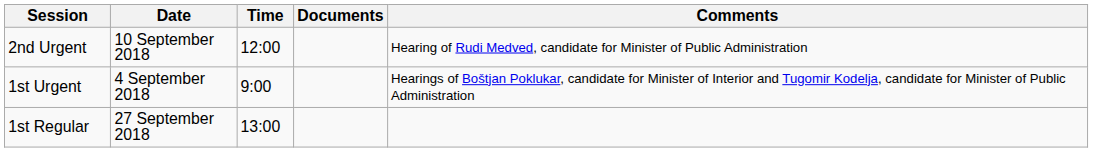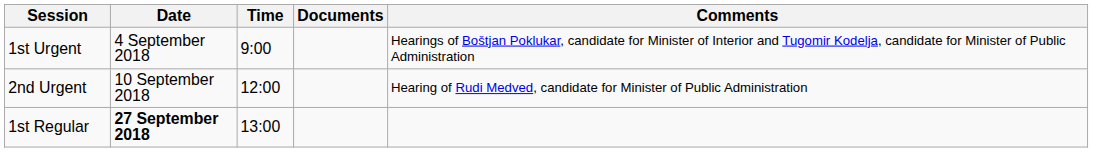rows swapped: (45, 87) <-> (47, 47)
(164, 127) normal -> (166, 127) bold
